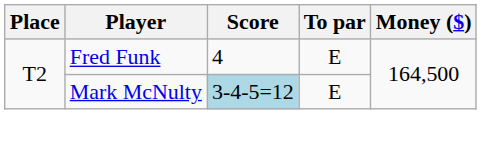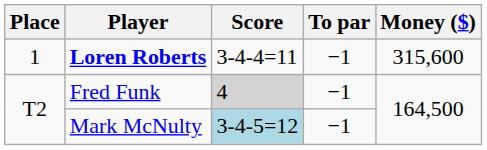+ row: (138, 56)
(217, 56) no background -> (222, 91) lightgrey background
(335, 56) E -> (339, 91) −1
(335, 91) E -> (339, 126) −1
